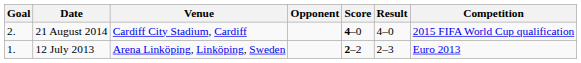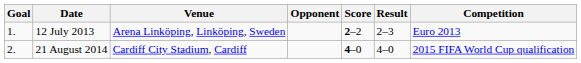rows swapped: (65, 49) <-> (72, 31)
